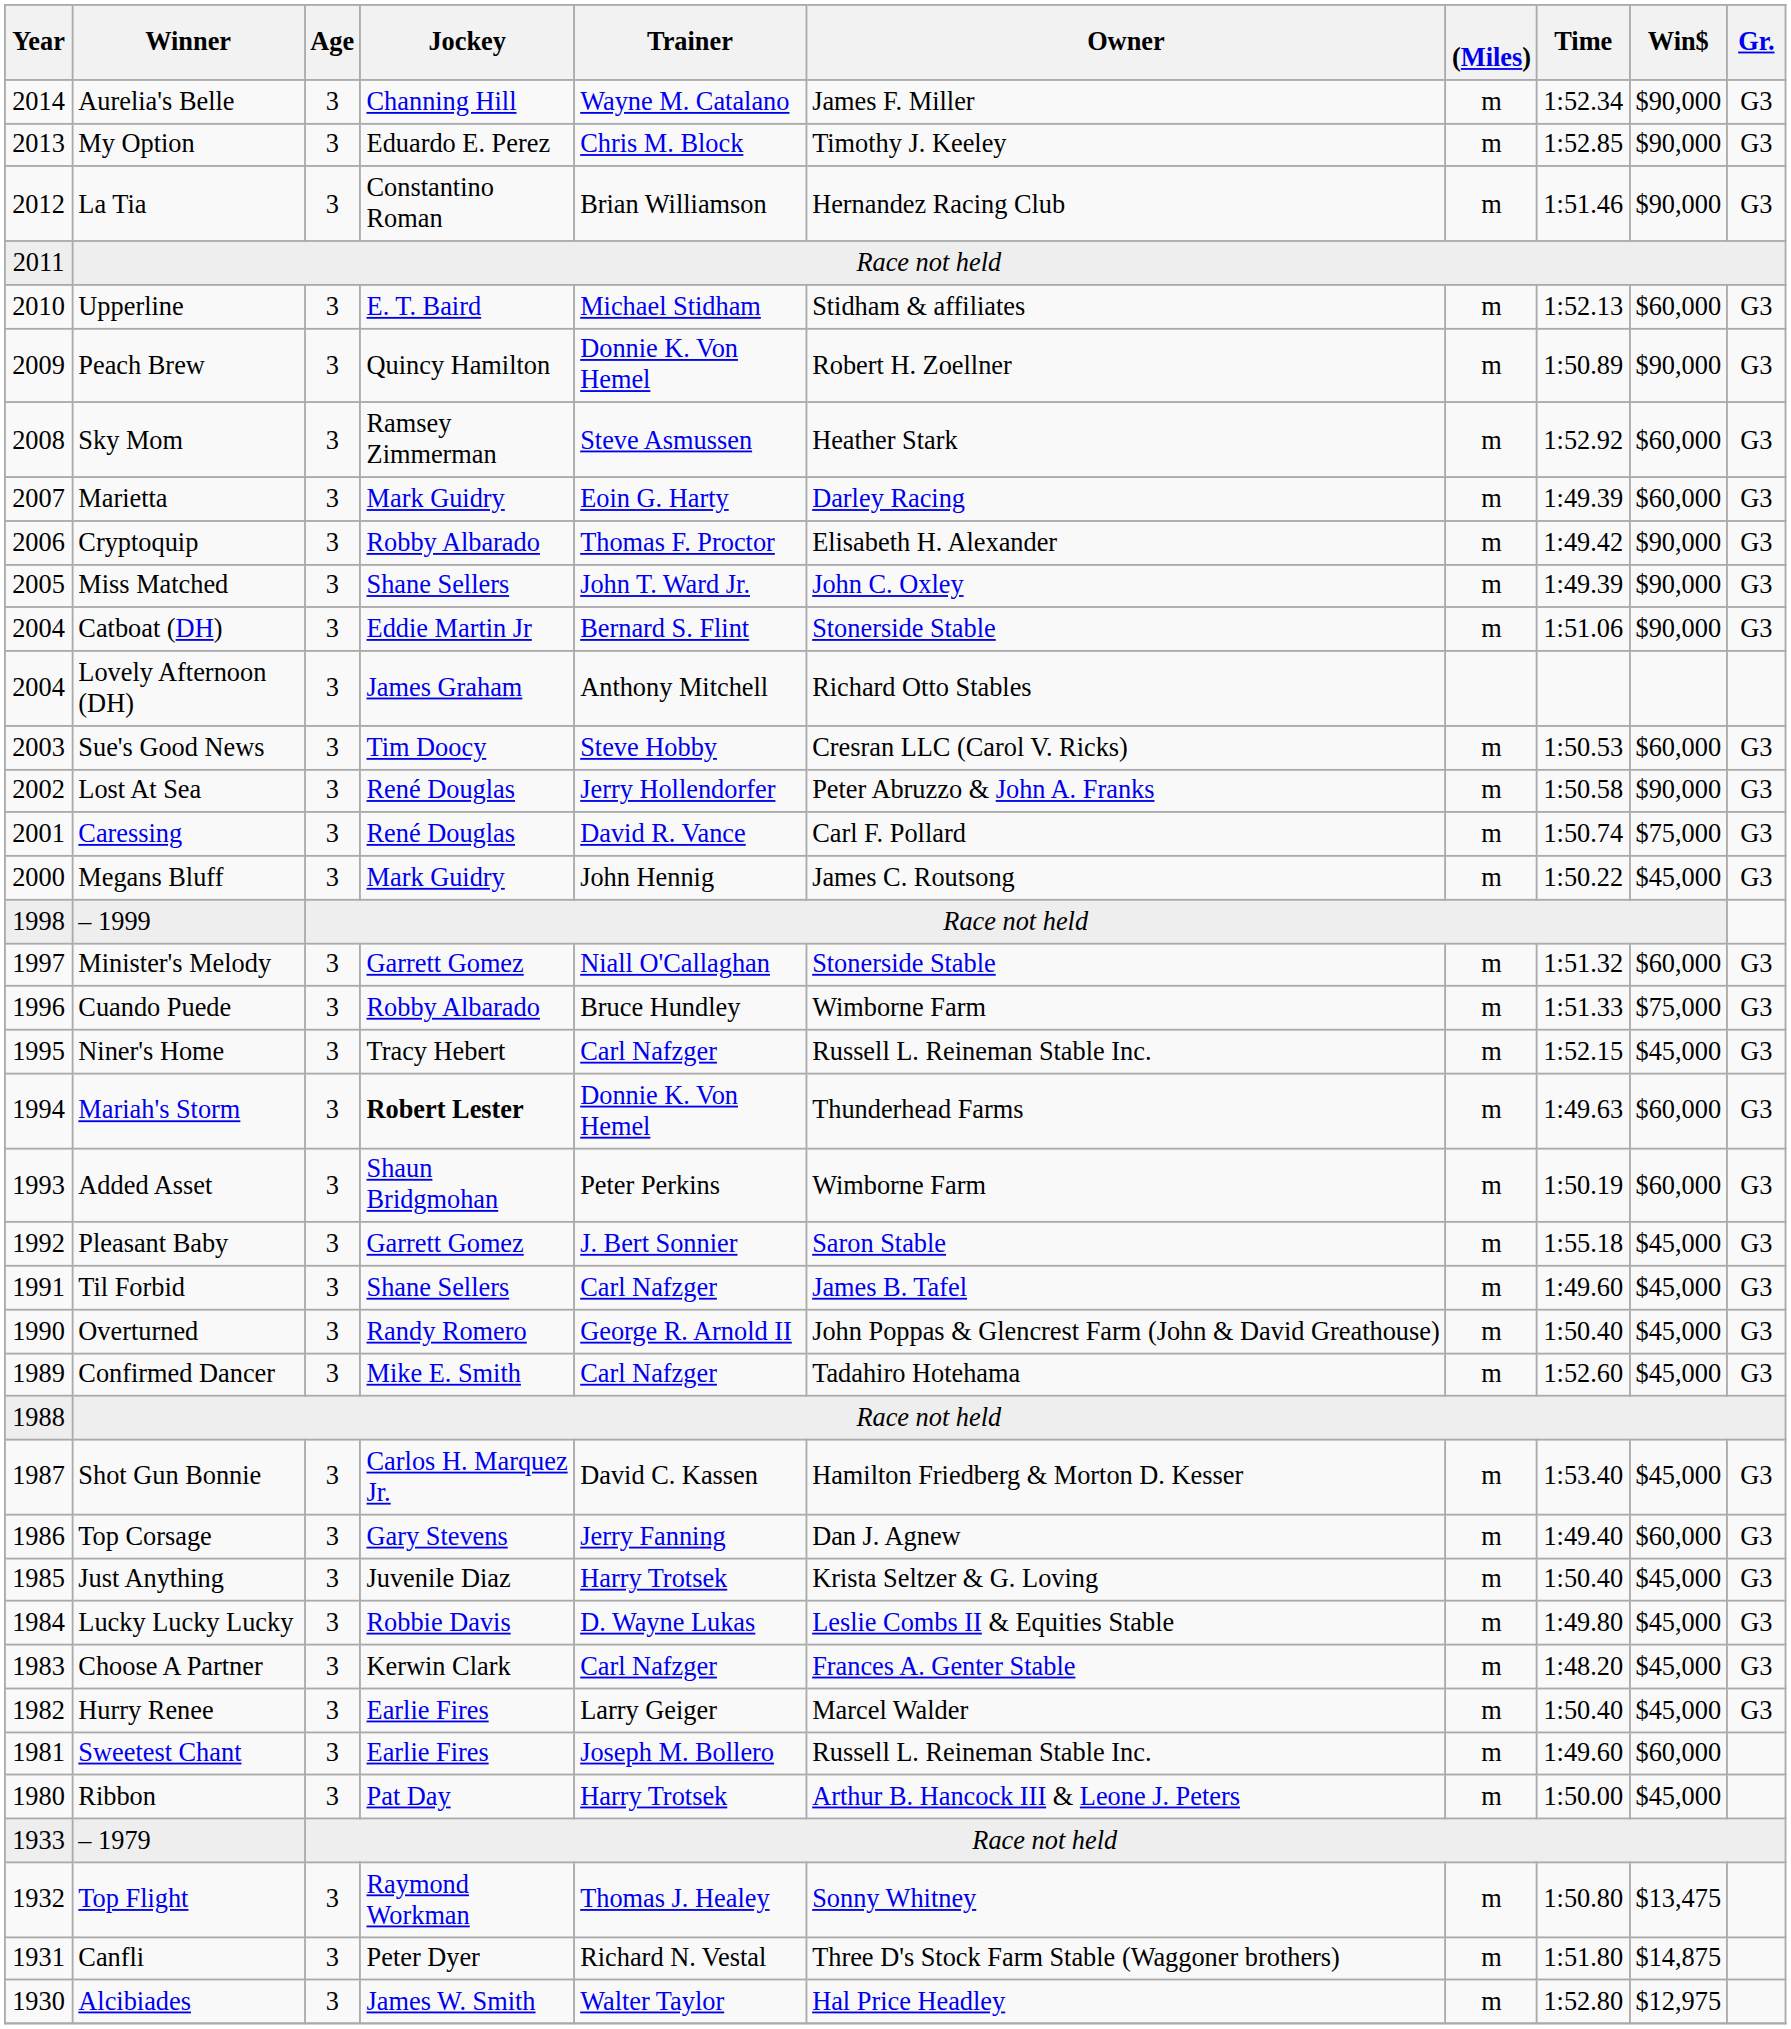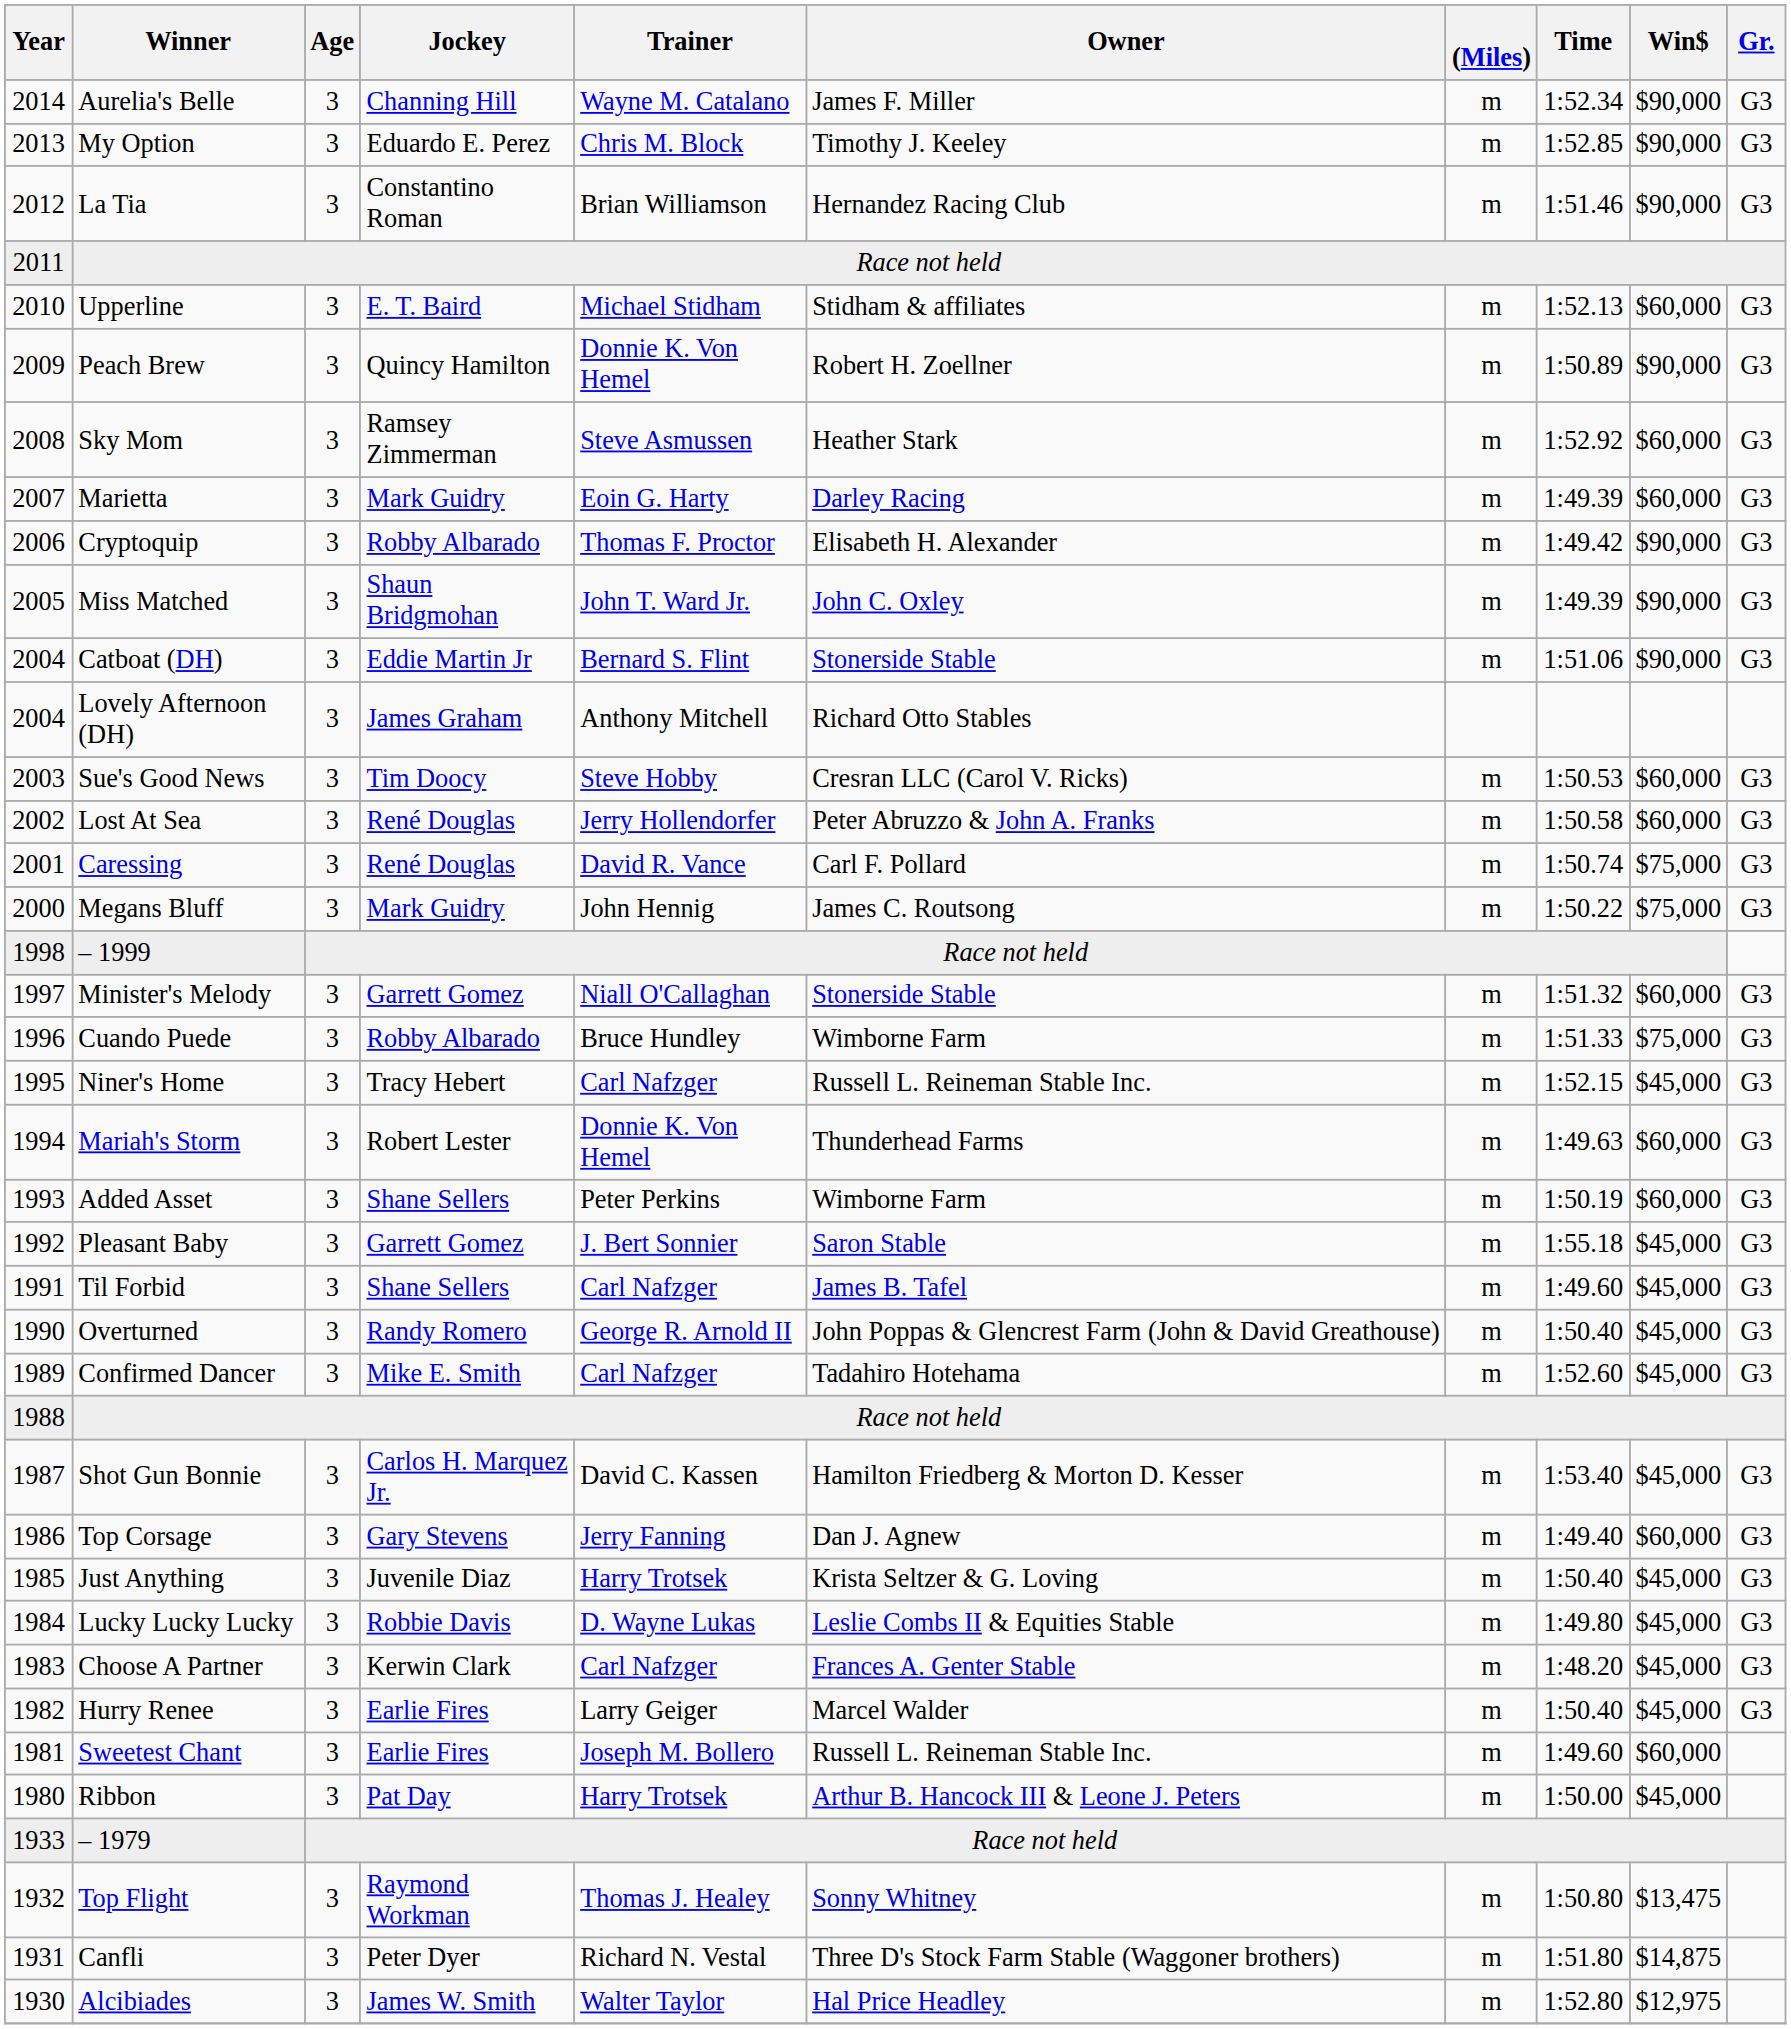(438, 585) Shane Sellers -> (432, 601) Shaun Bridgmohan
(1678, 790) $90,000 -> (1678, 821) $60,000
(1678, 877) $45,000 -> (1678, 908) $75,000
(445, 1110) bold -> (439, 1141) normal
(432, 1185) Shaun Bridgmohan -> (438, 1200) Shane Sellers
